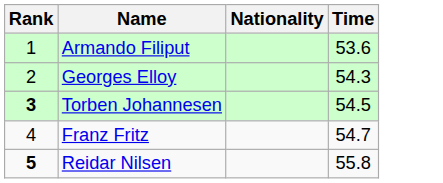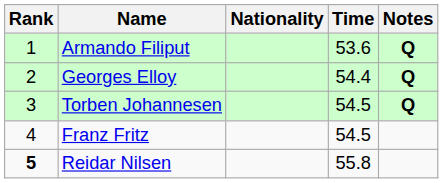+ column: (408, 18)
(353, 76) 54.3 -> (353, 76) 54.4
(31, 105) bold -> (31, 105) normal
(353, 134) 54.7 -> (353, 134) 54.5
